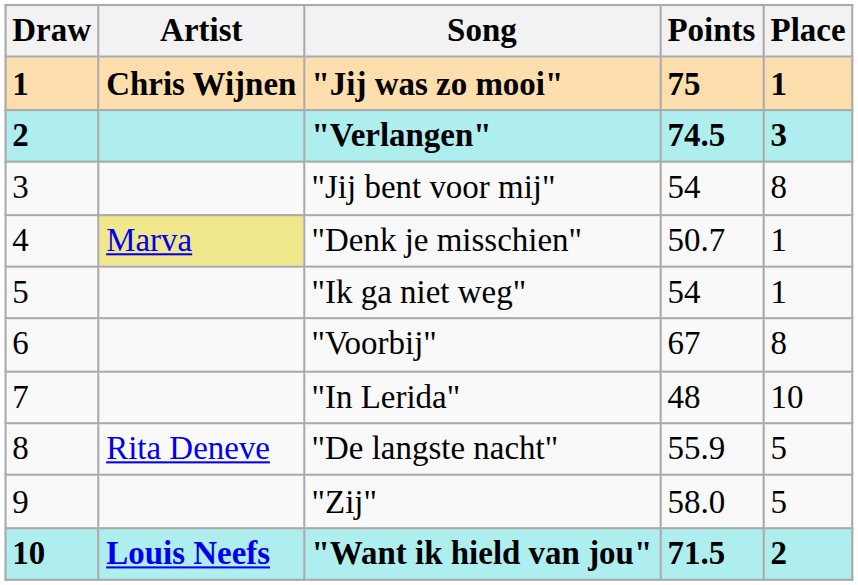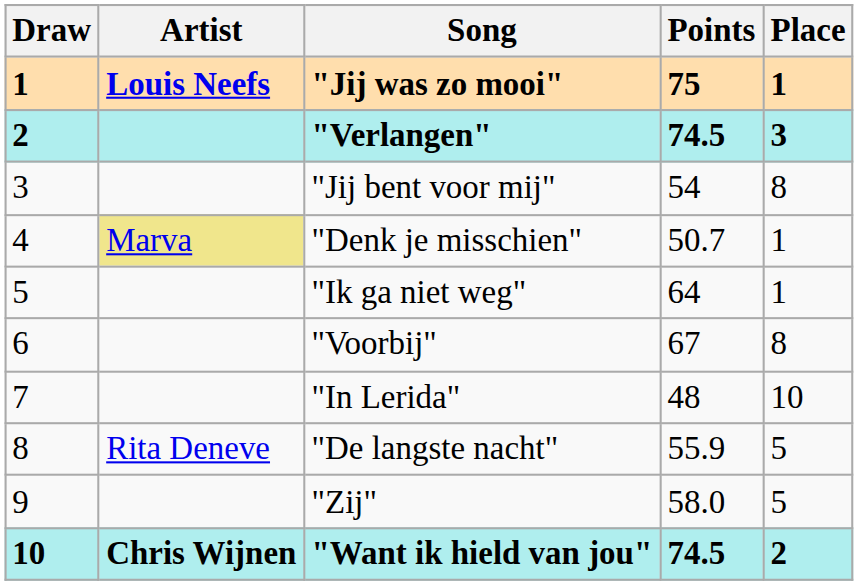(201, 82) Chris Wijnen -> (188, 82) Louis Neefs
(684, 291) 54 -> (684, 291) 64
(188, 553) Louis Neefs -> (201, 553) Chris Wijnen
(696, 553) 71.5 -> (696, 553) 74.5
